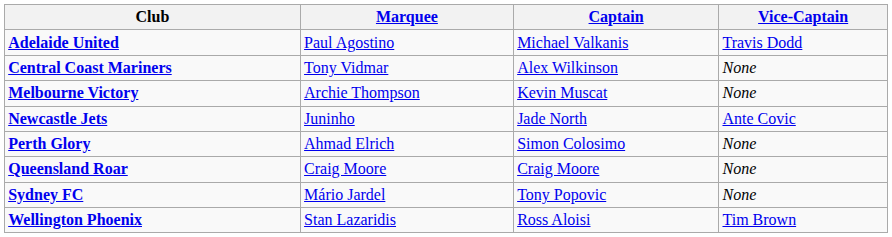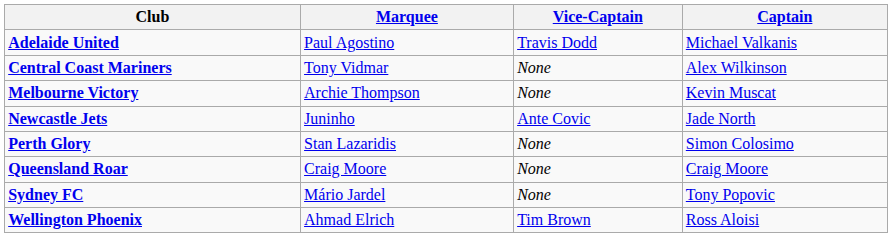columns swapped: (616, 17) <-> (803, 17)
(349, 144) Ahmad Elrich -> (350, 144) Stan Lazaridis
(350, 220) Stan Lazaridis -> (349, 220) Ahmad Elrich
